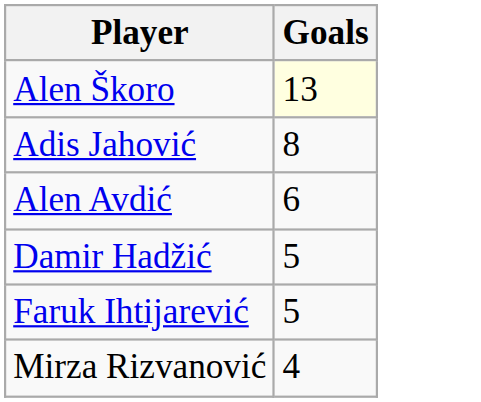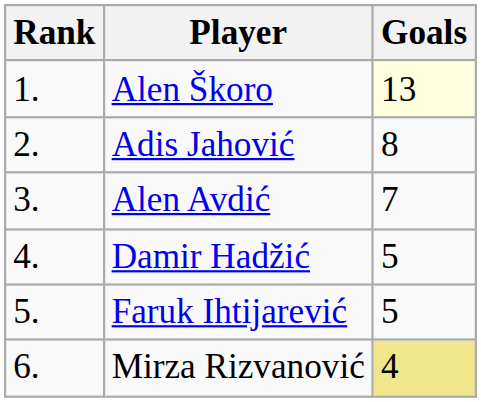+ column: (54, 32)
(291, 199) 6 -> (390, 199) 7
(291, 367) no background -> (390, 367) khaki background
